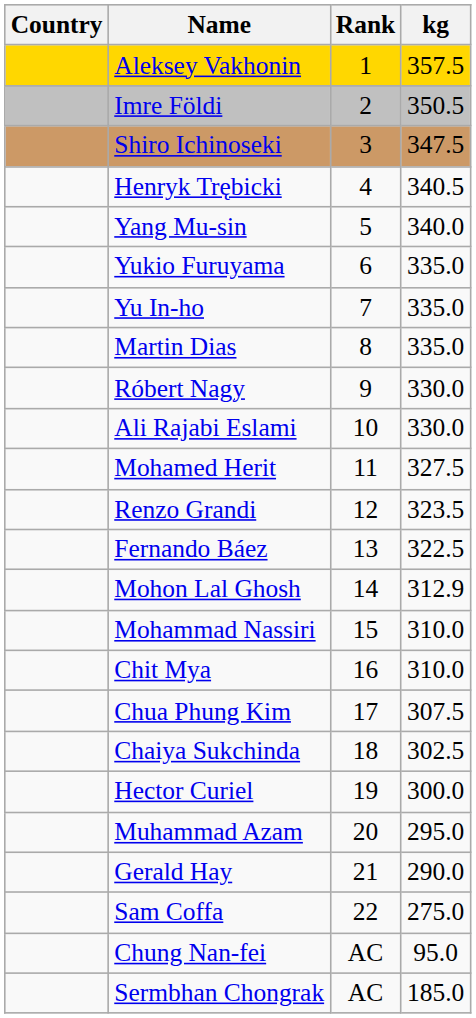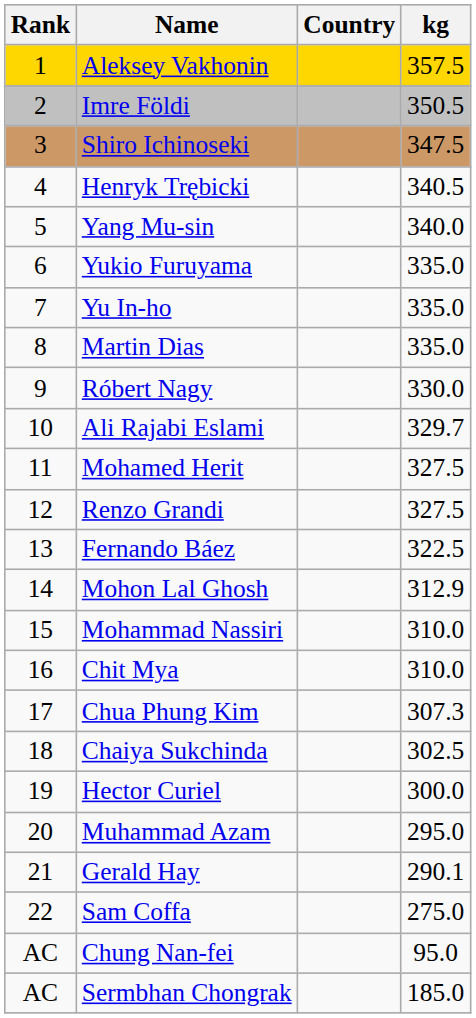columns swapped: (366, 24) <-> (57, 24)
(436, 428) 330.0 -> (436, 428) 329.7
(436, 508) 323.5 -> (436, 508) 327.5
(436, 710) 307.5 -> (436, 710) 307.3
(436, 871) 290.0 -> (436, 871) 290.1
